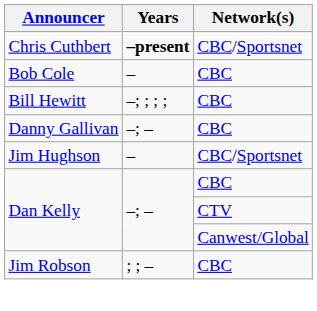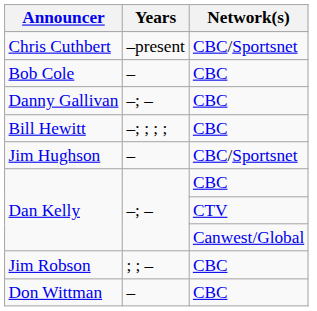(158, 45) bold -> (156, 45) normal
rows swapped: (63, 127) <-> (47, 100)
+ row: (55, 292)
